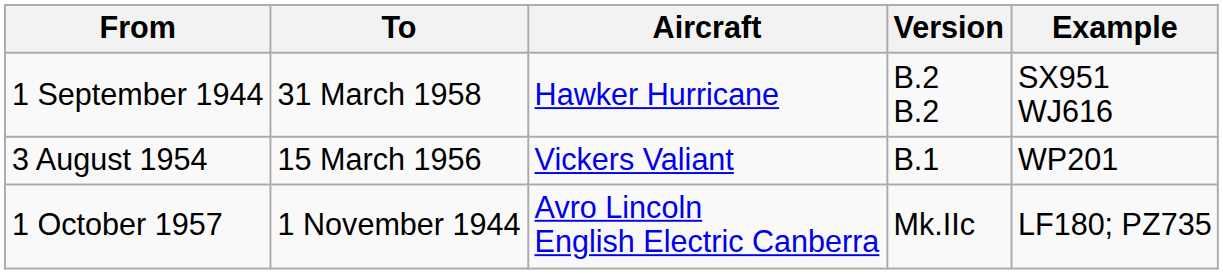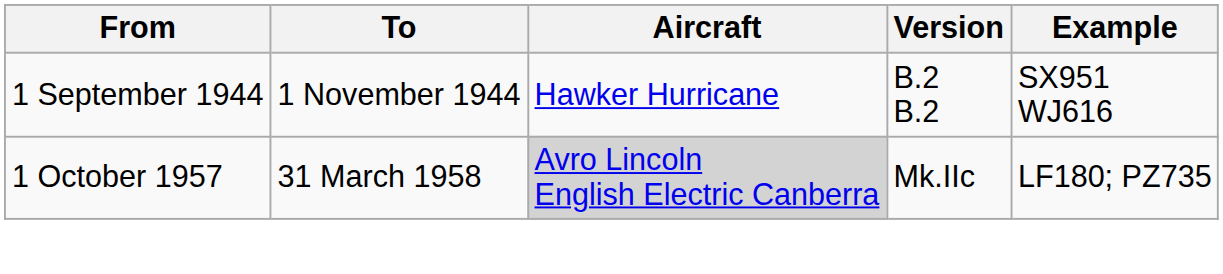(379, 94) 31 March 1958 -> (399, 94) 1 November 1944
- row: (110, 160)
(399, 225) 1 November 1944 -> (379, 177) 31 March 1958
(707, 225) no background -> (707, 177) lightgrey background
